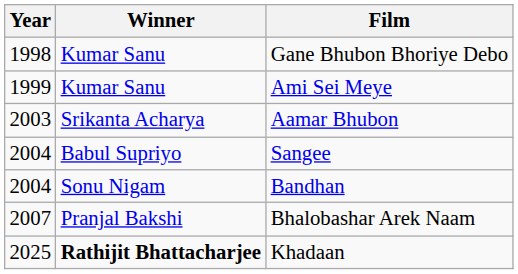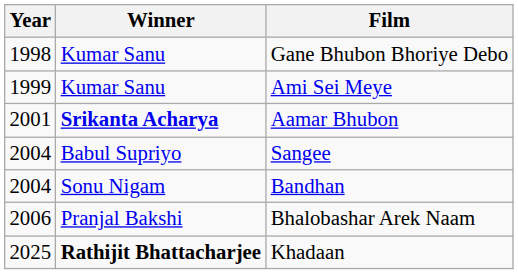(30, 119) 2003 -> (30, 119) 2001
(133, 119) normal -> (140, 119) bold
(30, 218) 2007 -> (30, 218) 2006
